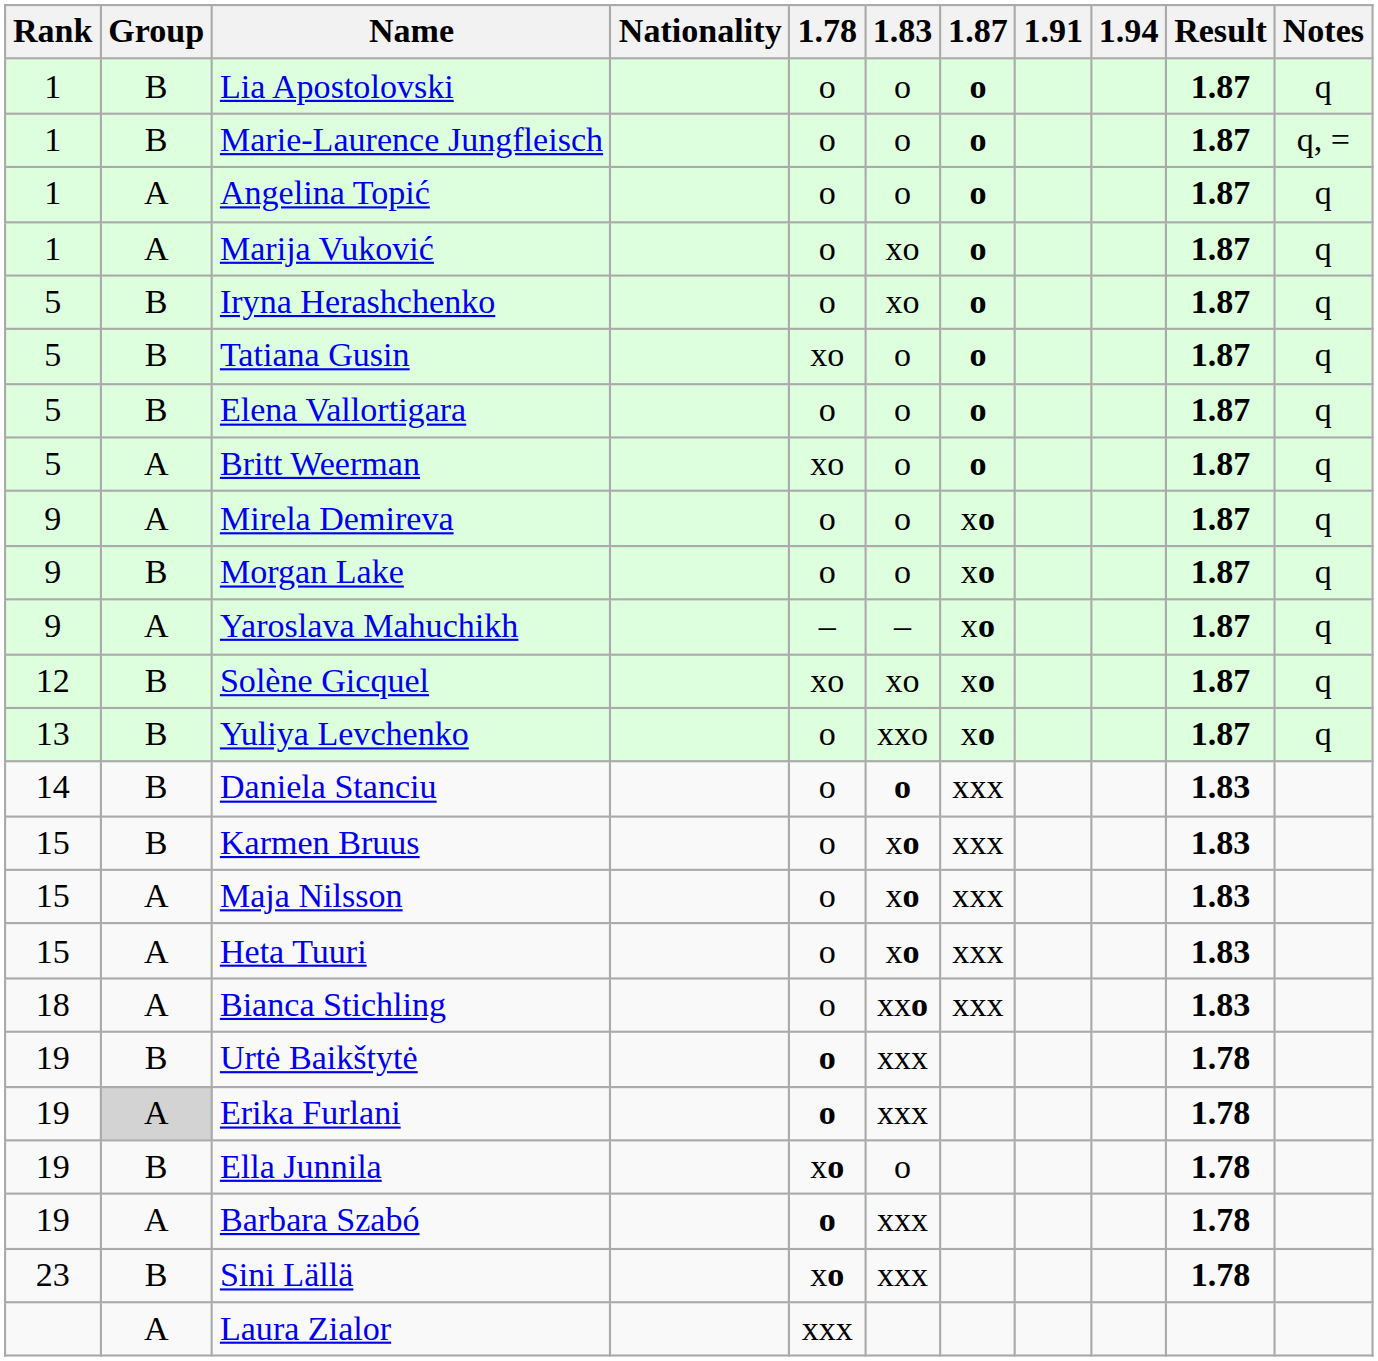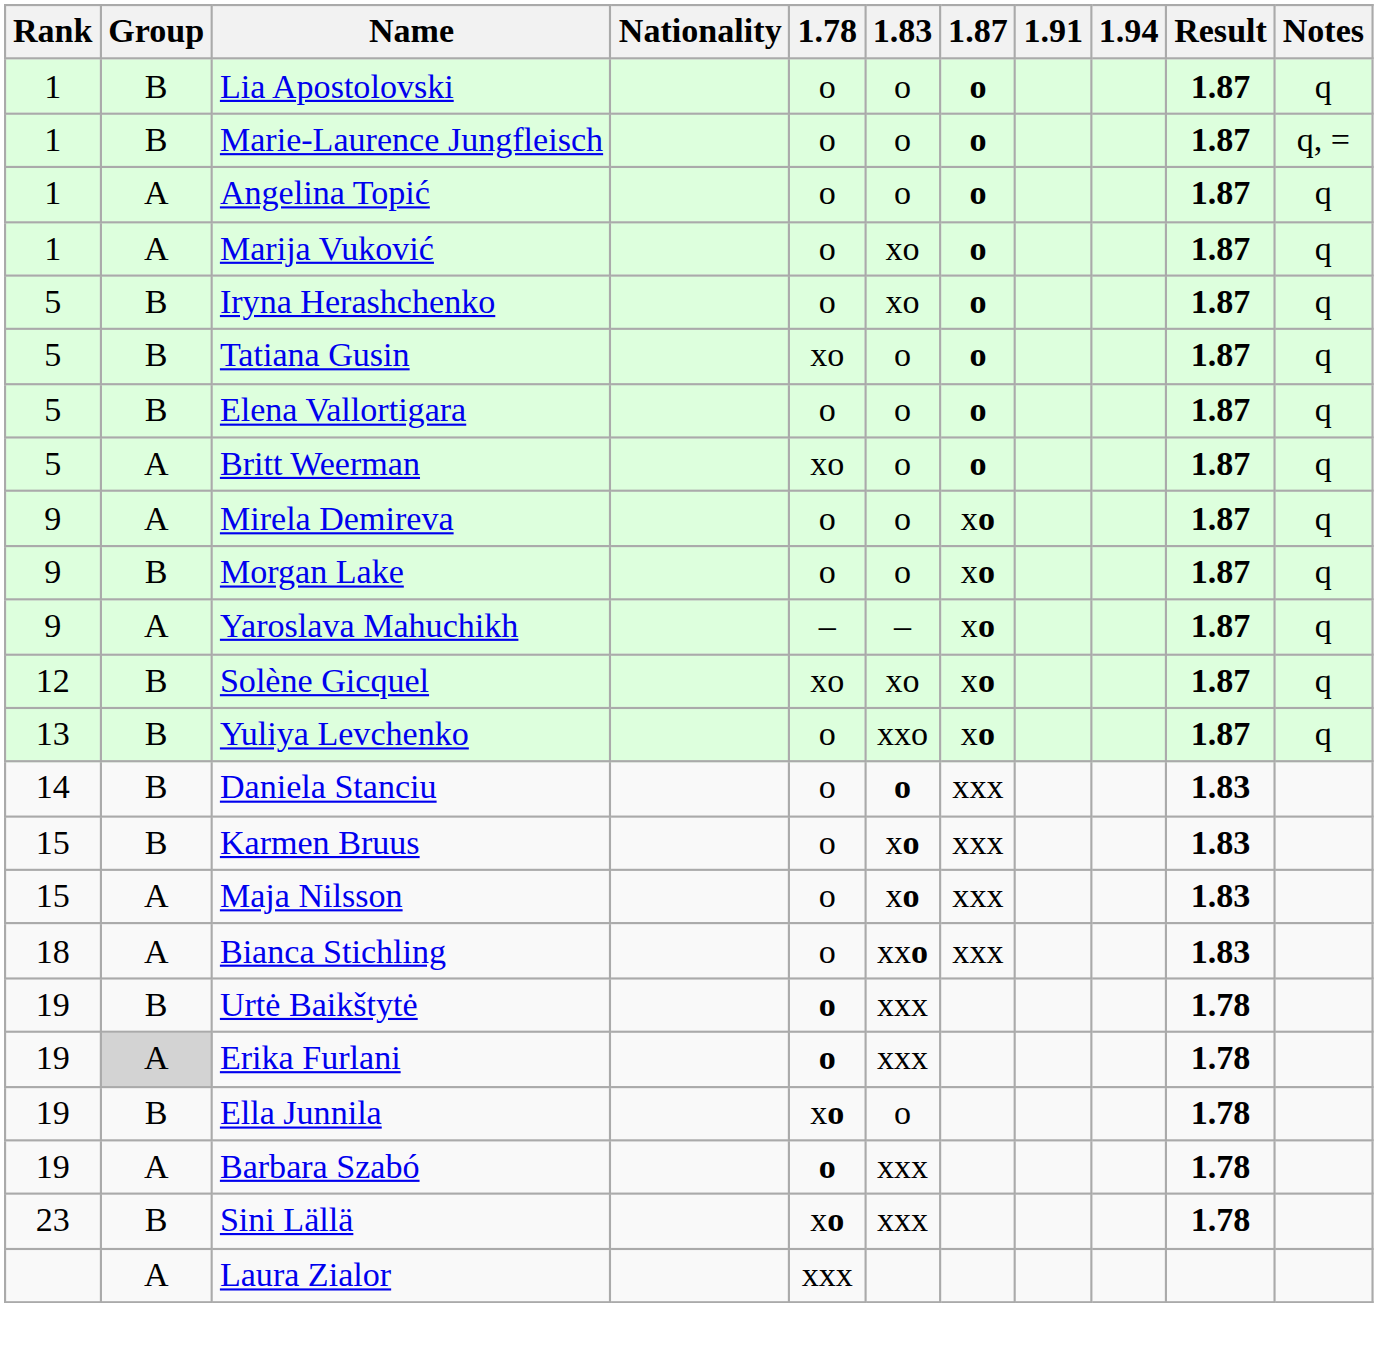- row: (293, 950)
